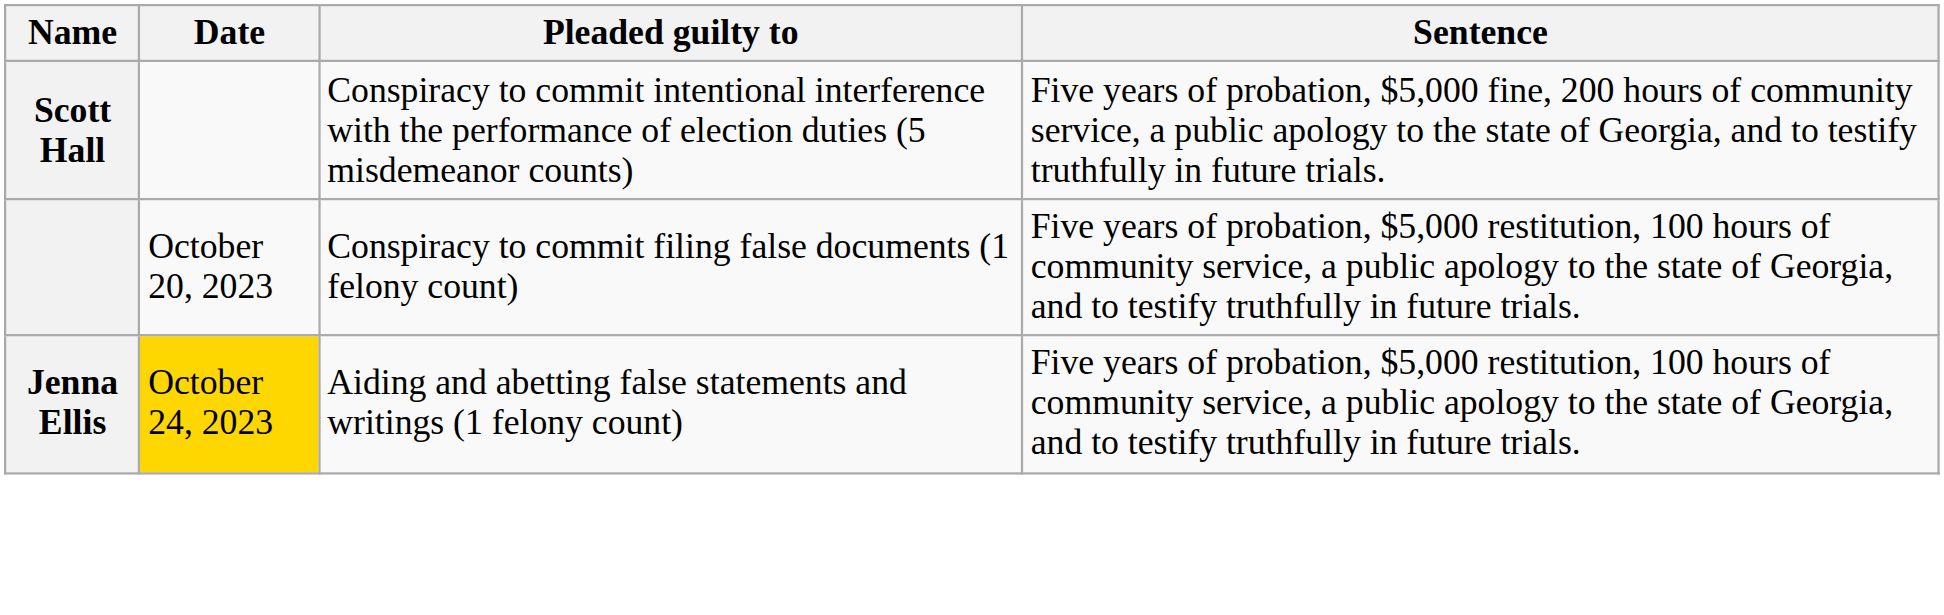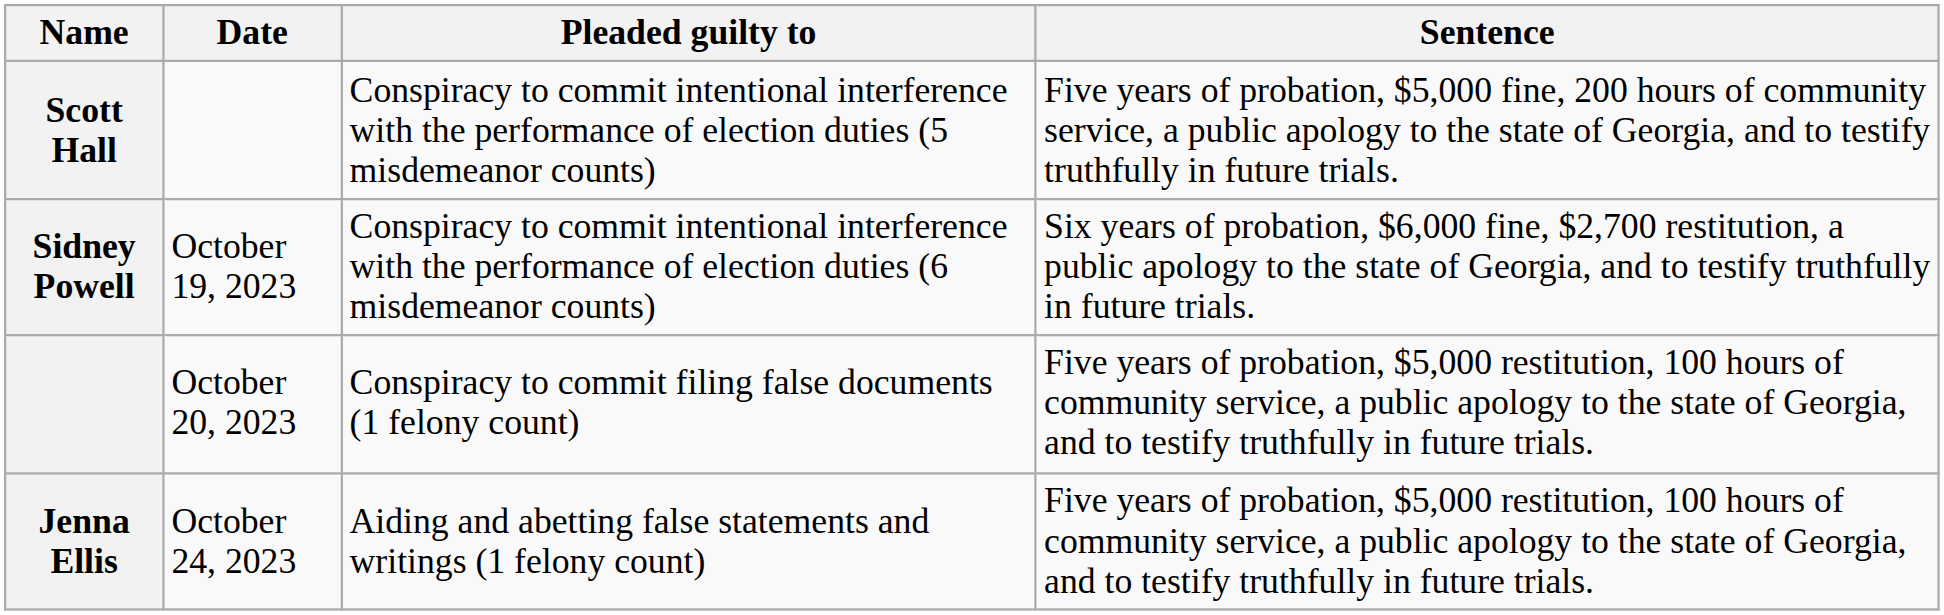+ row: (84, 266)
(211, 403) gold background -> (234, 540) no background
